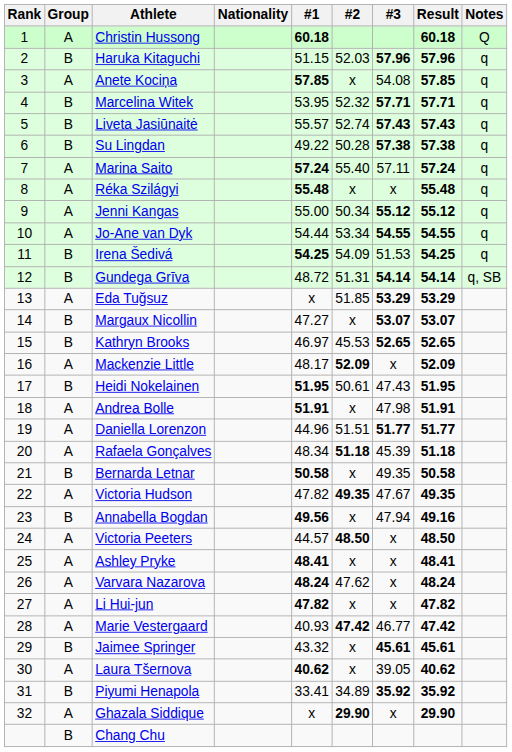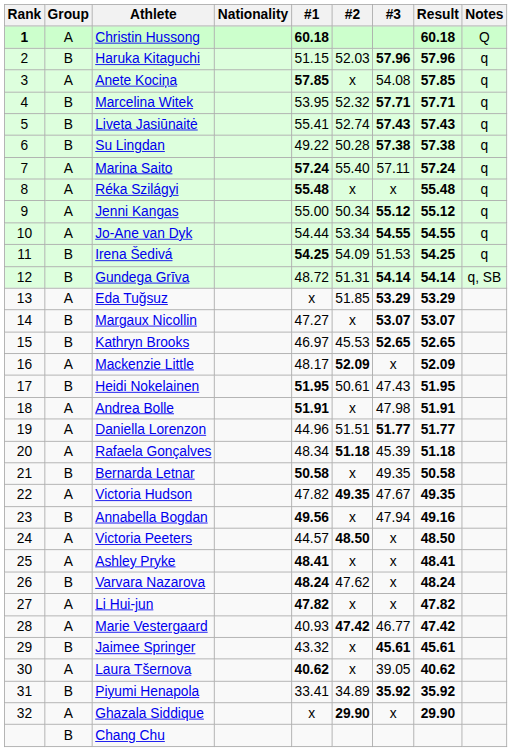(24, 37) normal -> (24, 37) bold
(312, 124) 55.57 -> (312, 124) 55.41
(68, 582) A -> (68, 582) B
